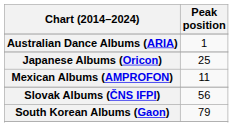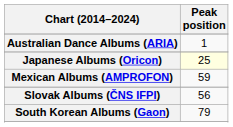(204, 60) no background -> (204, 60) lightyellow background
(204, 78) 11 -> (204, 78) 59
